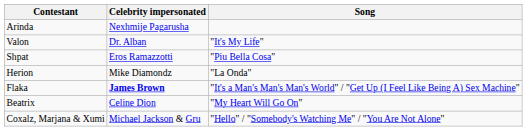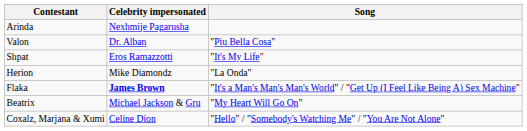(237, 42) "It's My Life" -> (243, 42) "Piu Bella Cosa"
(243, 57) "Piu Bella Cosa" -> (237, 57) "It's My Life"
(132, 103) Celine Dion -> (155, 103) Michael Jackson & Gru
(155, 118) Michael Jackson & Gru -> (132, 118) Celine Dion
